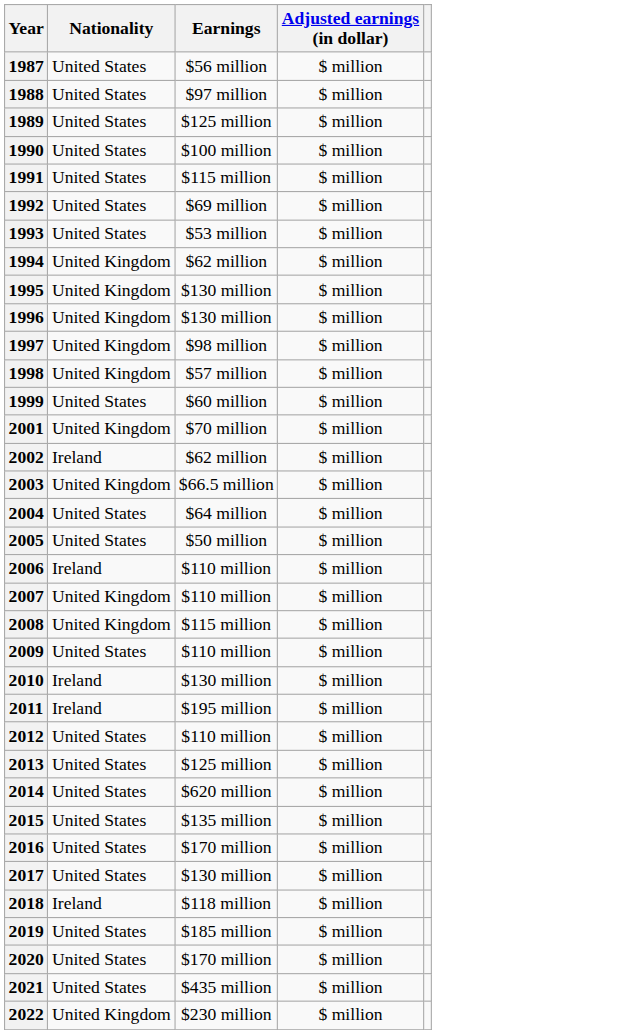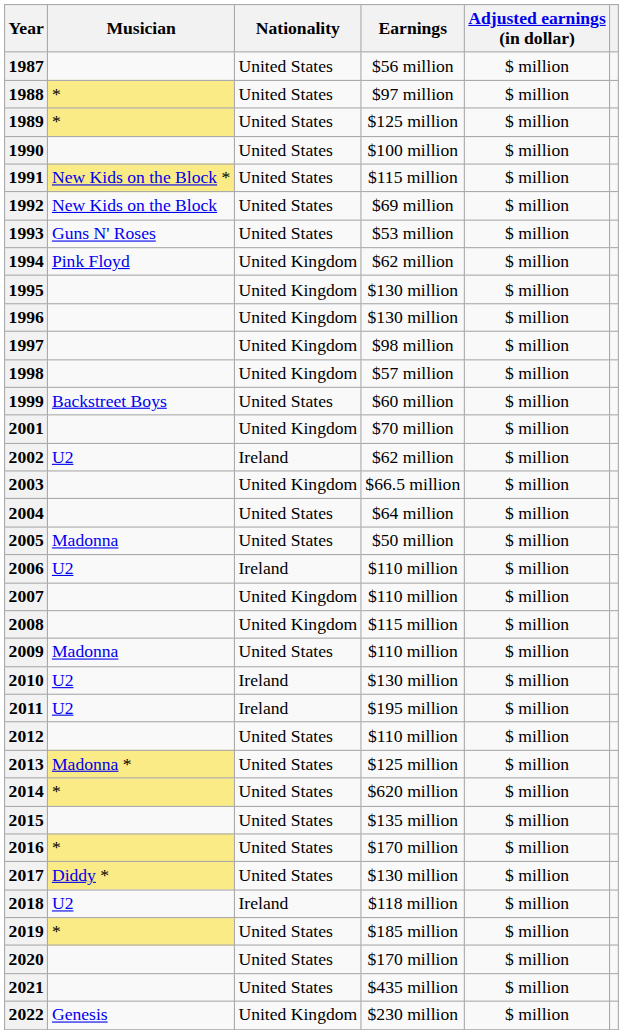+ column: (141, 28)
